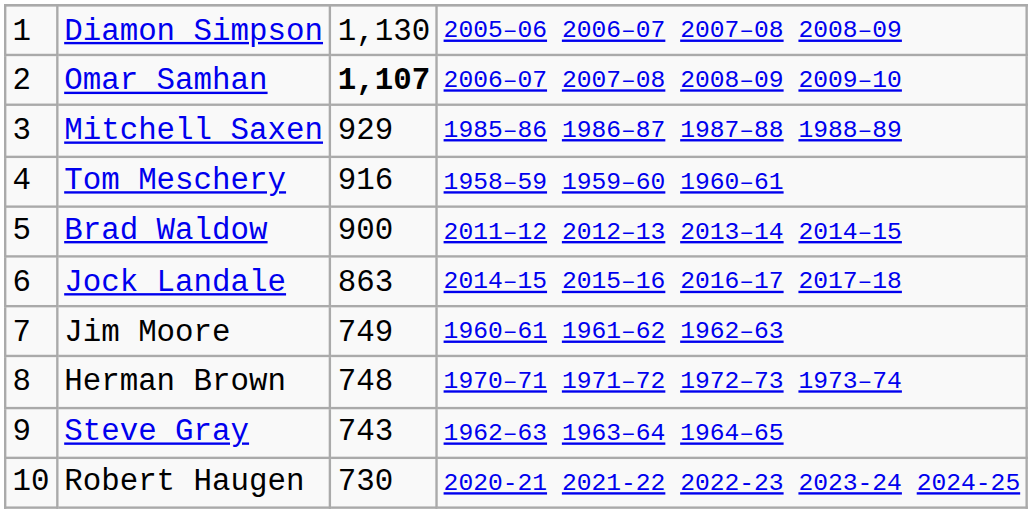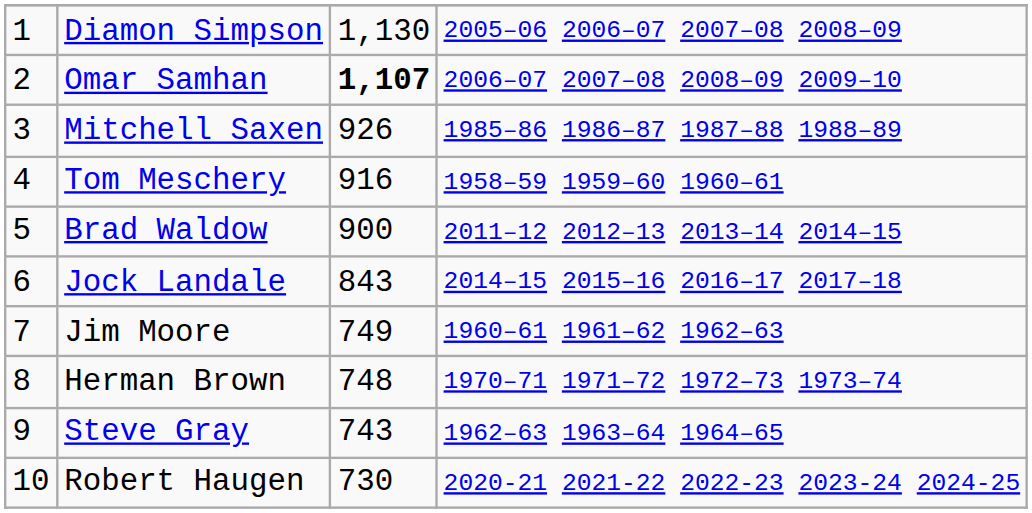(365, 131) 929 -> (365, 131) 926
(365, 281) 863 -> (365, 281) 843
